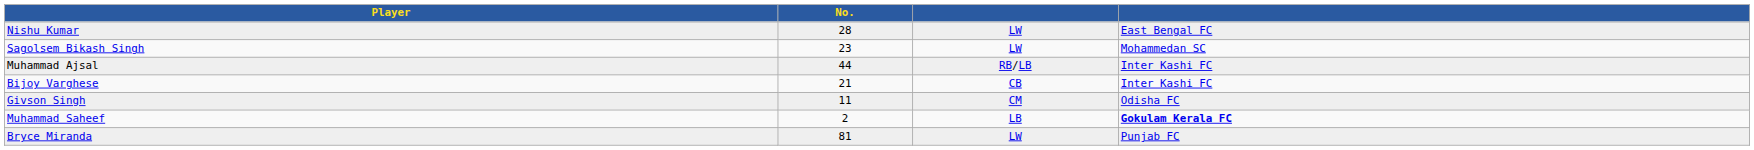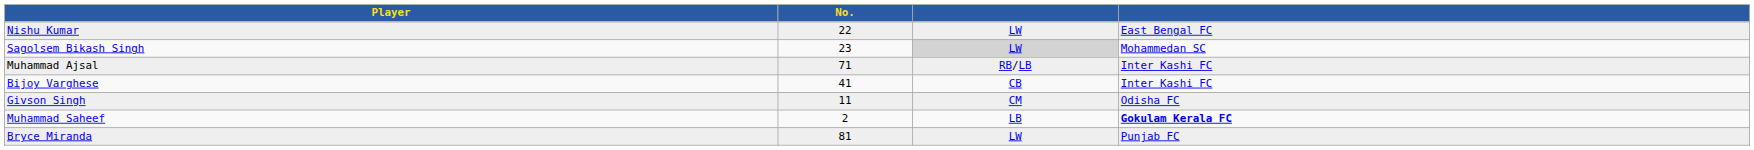(845, 31) 28 -> (845, 31) 22
(1015, 49) no background -> (1015, 49) lightgrey background
(845, 66) 44 -> (845, 66) 71
(845, 84) 21 -> (845, 84) 41
